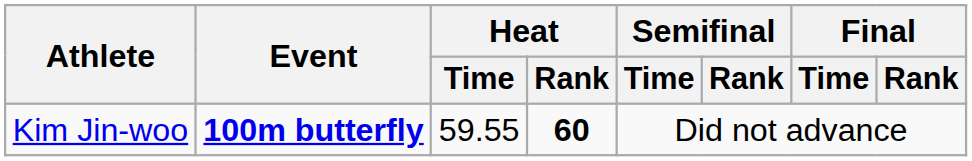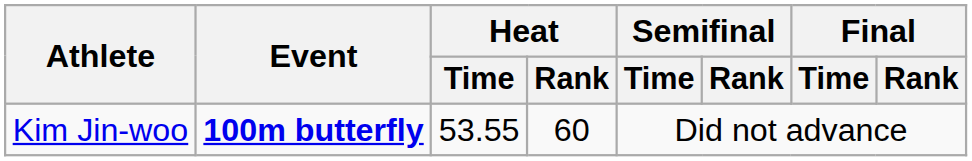(479, 130) 59.55 -> (479, 130) 53.55
(572, 130) bold -> (572, 130) normal
